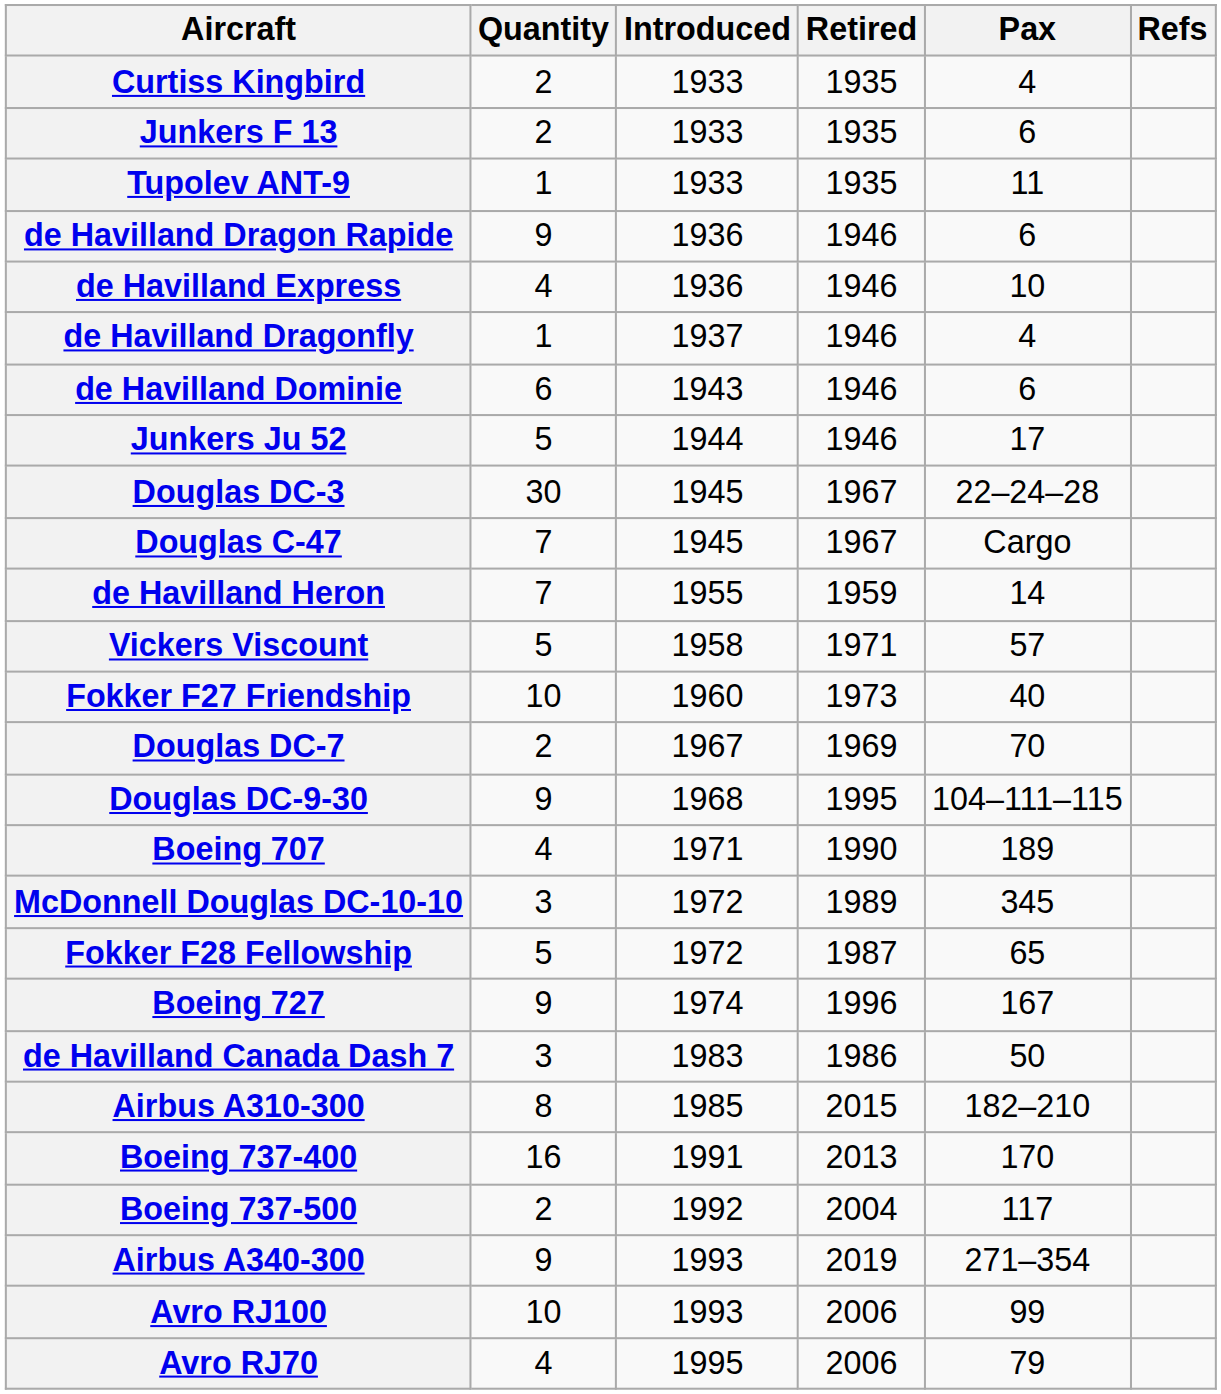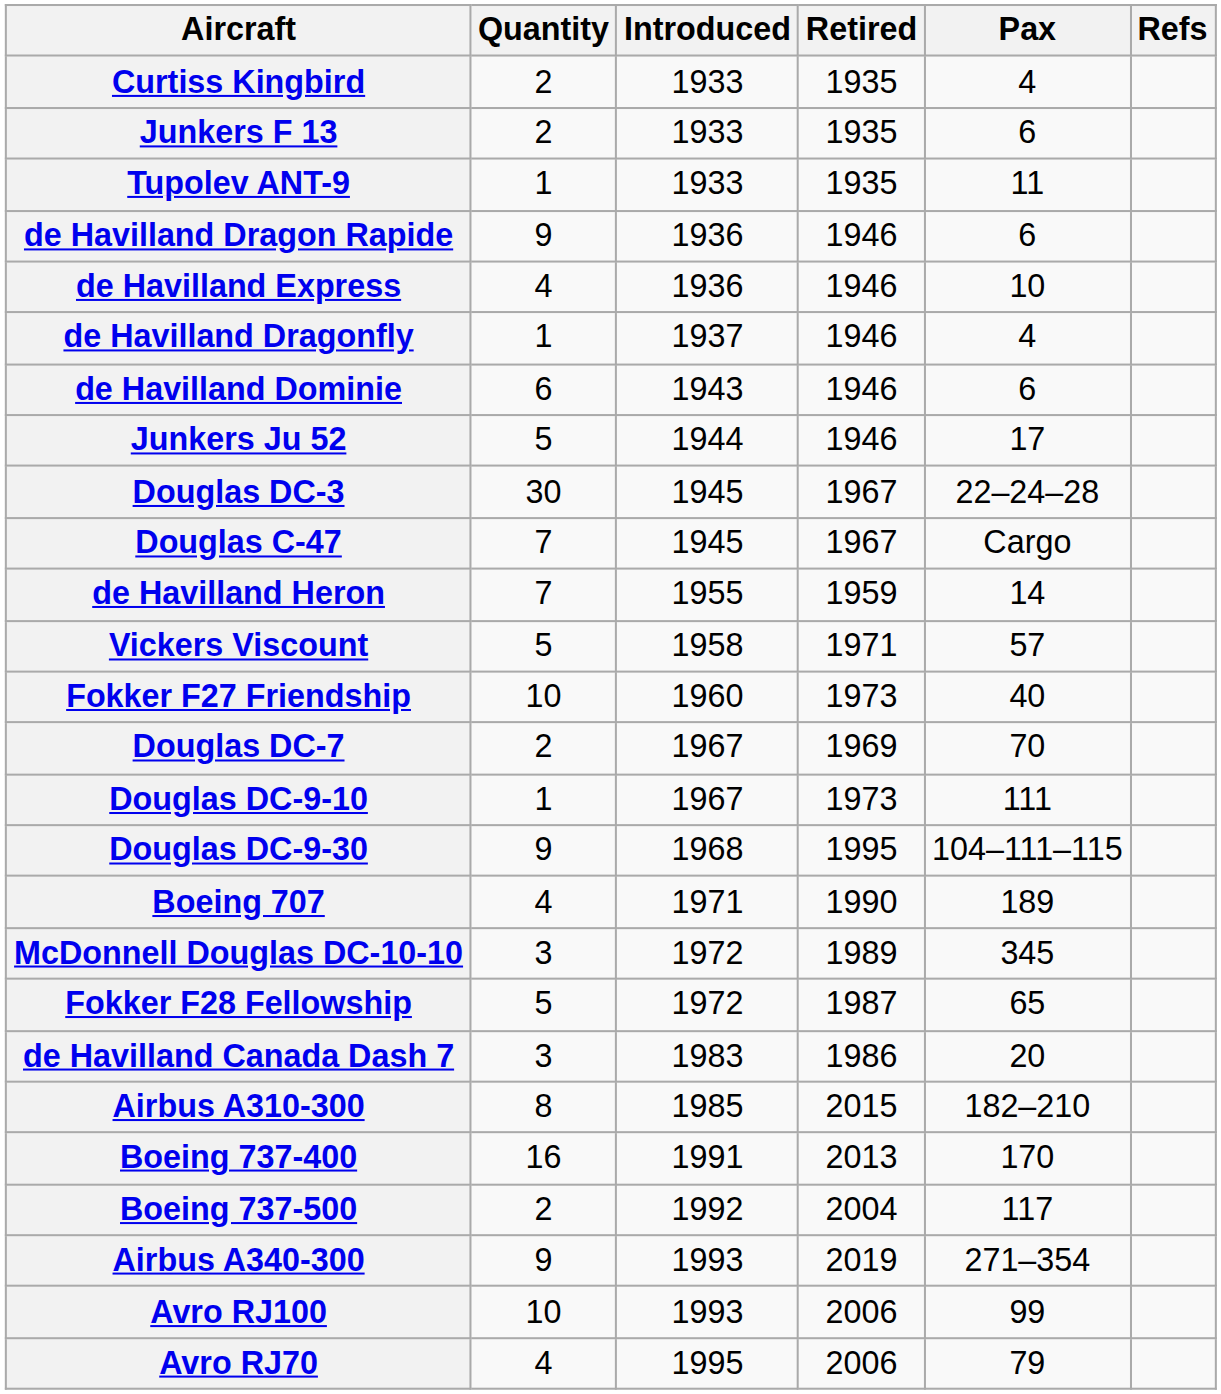+ row: (239, 798)
- row: (239, 1004)
(1027, 1055) 50 -> (1027, 1055) 20
